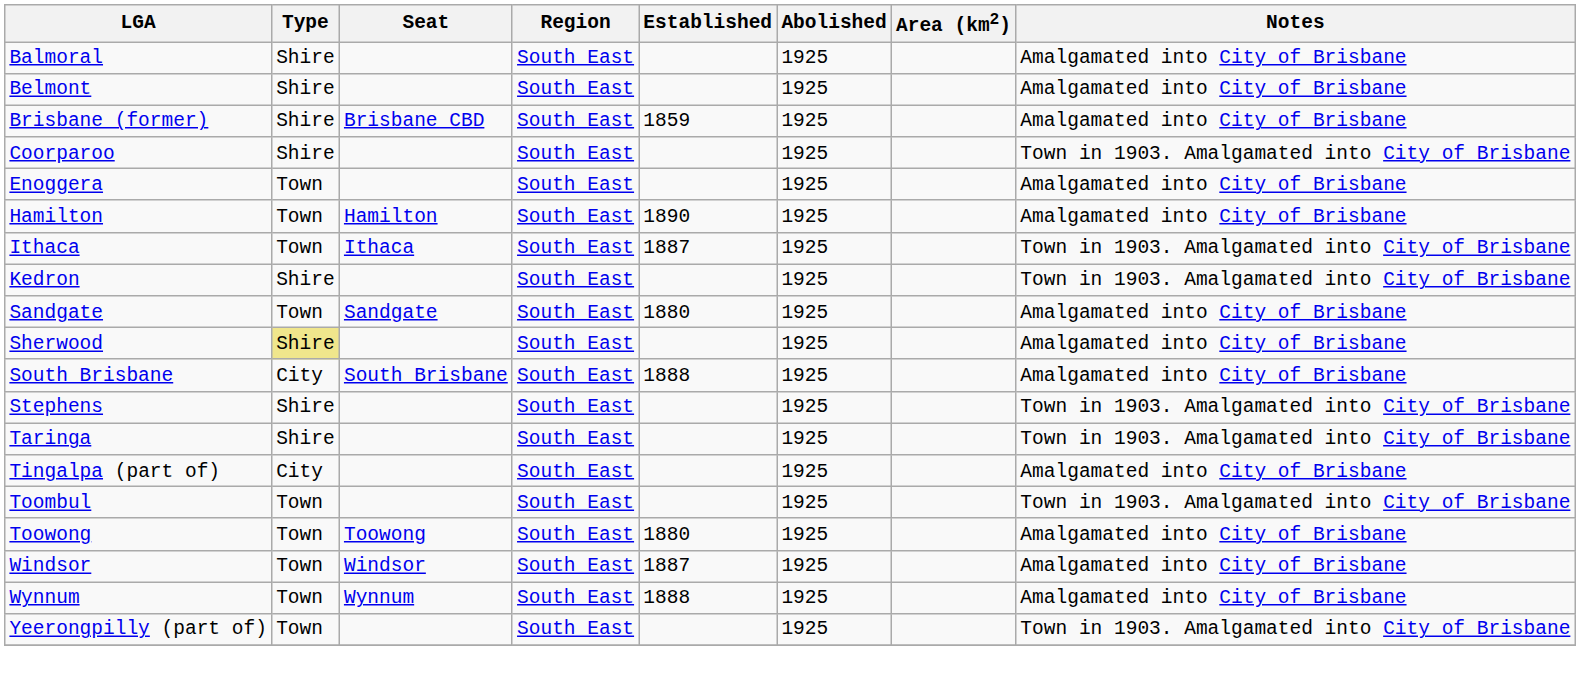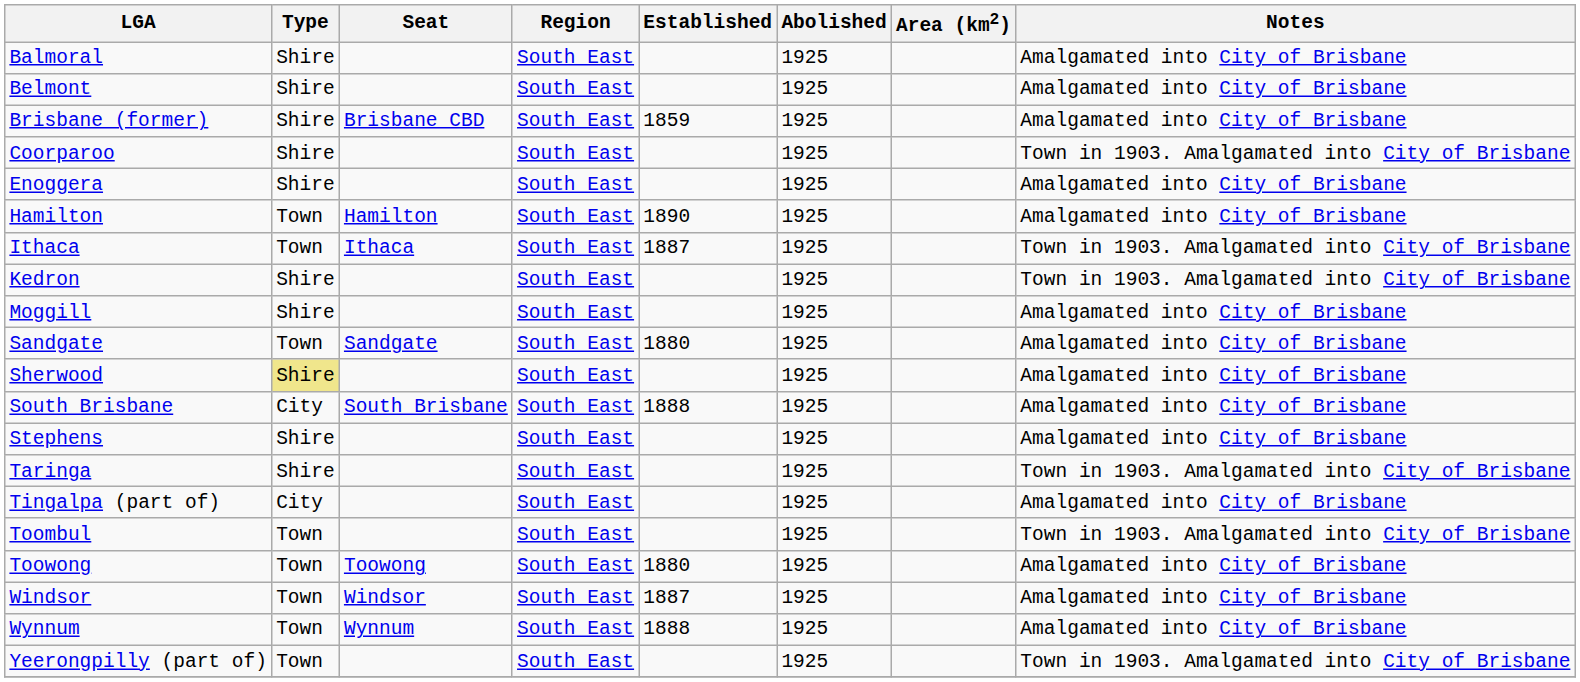(300, 185) Town -> (305, 185) Shire
+ row: (50, 312)
(1295, 407) Town in 1903. Amalgamated into City of Brisbane -> (1213, 439) Amalgamated into City of Brisbane
